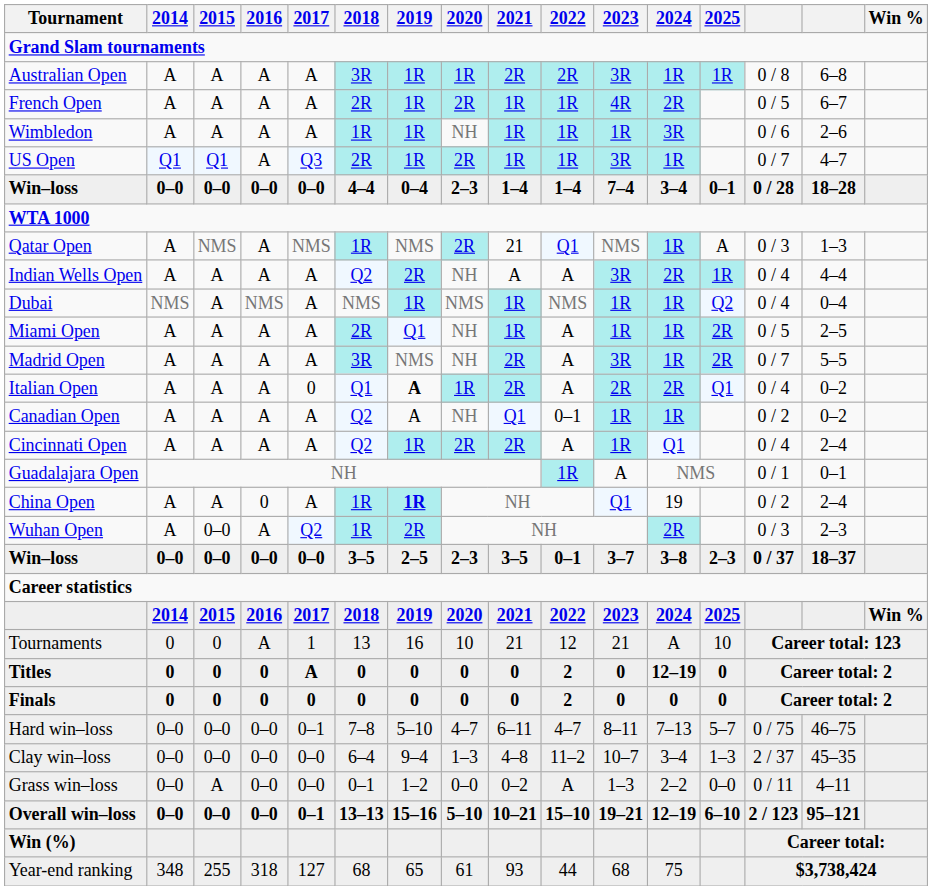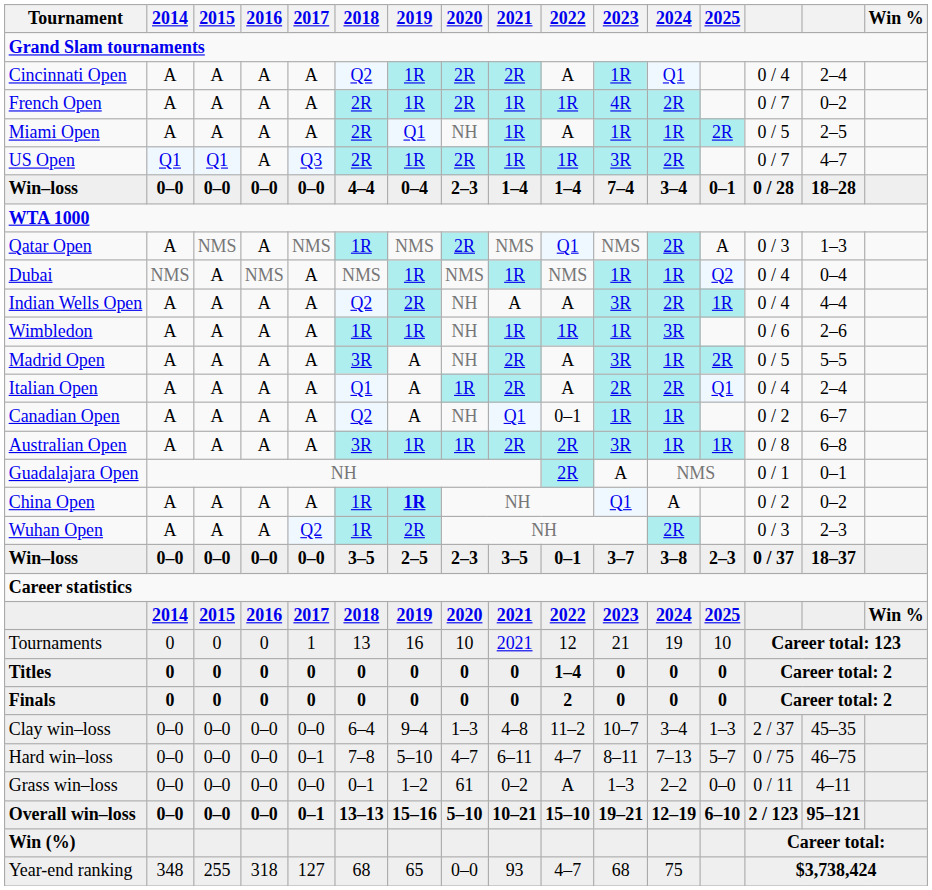rows swapped: (68, 75) <-> (68, 445)
(773, 103) 0 / 5 -> (773, 103) 0 / 7
(833, 103) 6–7 -> (833, 103) 0–2
rows swapped: (51, 132) <-> (54, 331)
(674, 160) 1R -> (674, 160) 2R
(515, 246) 21 -> (515, 246) NMS
(674, 246) 1R -> (674, 246) 2R
rows swapped: (31, 302) <-> (75, 274)
(414, 359) NMS -> (414, 359) A
(773, 359) 0 / 7 -> (773, 359) 0 / 5
(311, 388) 0 -> (311, 388) A
(414, 388) bold -> (414, 388) normal
(833, 388) 0–2 -> (833, 388) 2–4
(833, 416) 0–2 -> (833, 416) 6–7
(568, 473) 1R -> (568, 473) 2R
(264, 501) 0 -> (264, 501) A
(674, 501) 19 -> (674, 501) A
(833, 501) 2–4 -> (833, 501) 0–2
(217, 530) 0–0 -> (217, 530) A
(264, 643) A -> (264, 643) 0
(515, 643) 21 -> (515, 643) 2021
(674, 643) A -> (674, 643) 19
(311, 672) A -> (311, 672) 0
(568, 672) 2 -> (568, 672) 1–4
(674, 672) 12–19 -> (674, 672) 0
rows swapped: (61, 729) <-> (60, 757)
(217, 786) A -> (217, 786) 0–0
(465, 786) 0–0 -> (465, 786) 61
(465, 871) 61 -> (465, 871) 0–0
(568, 871) 44 -> (568, 871) 4–7
